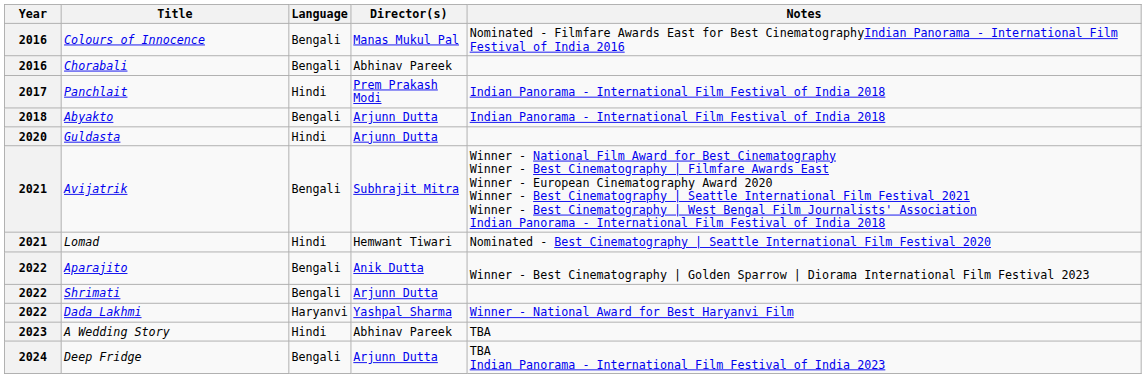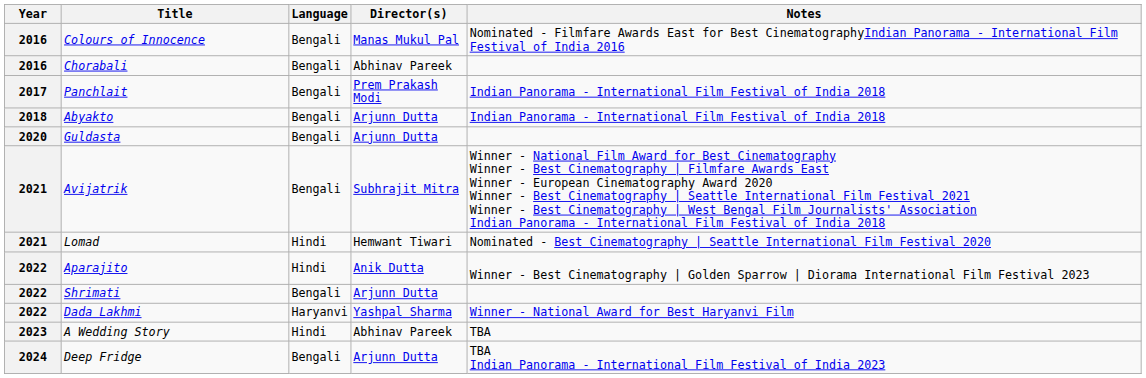(309, 91) Hindi -> (316, 91) Bengali
(309, 136) Hindi -> (316, 136) Bengali
(316, 268) Bengali -> (309, 268) Hindi
